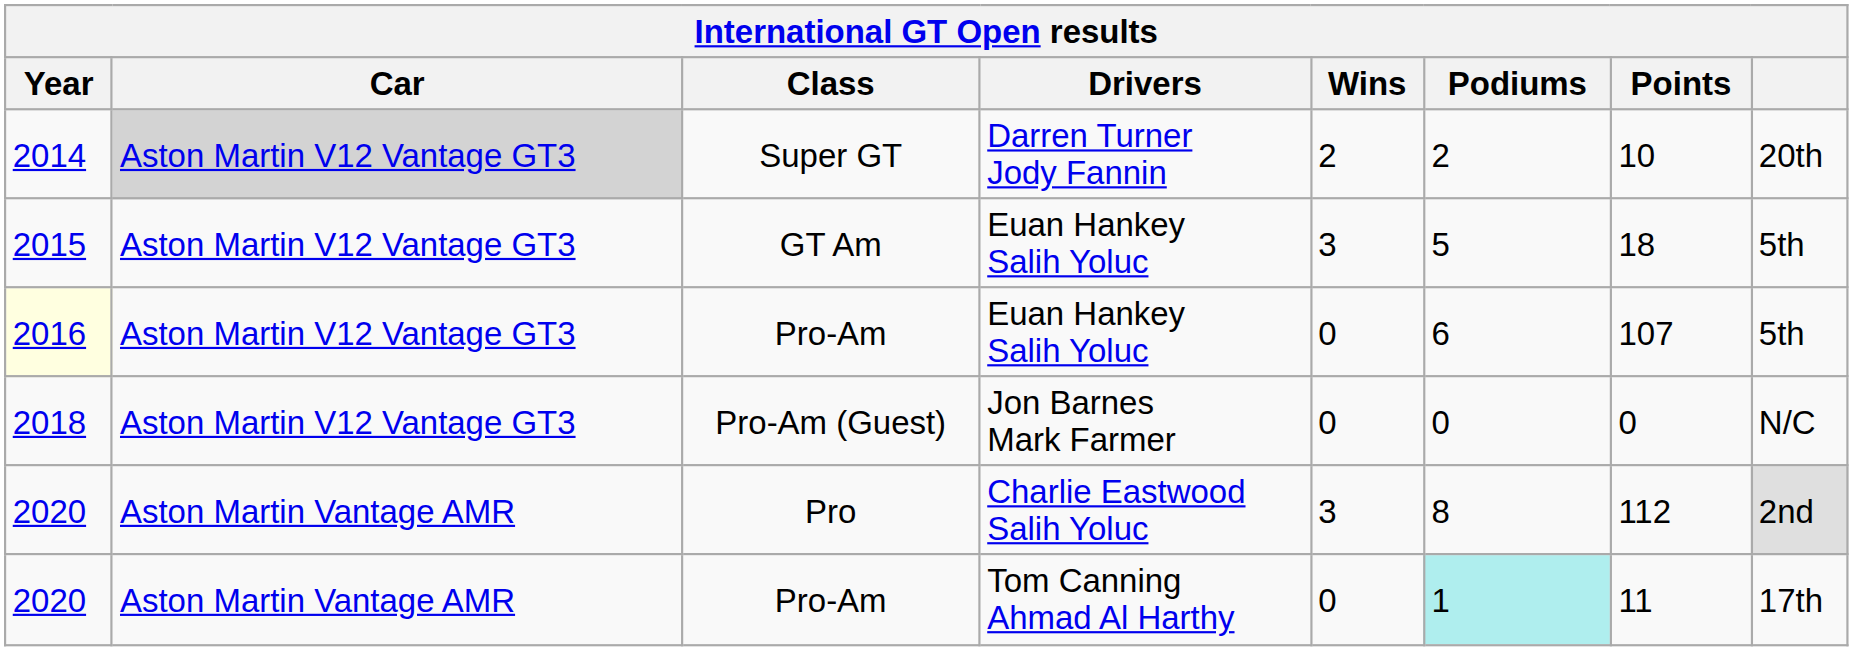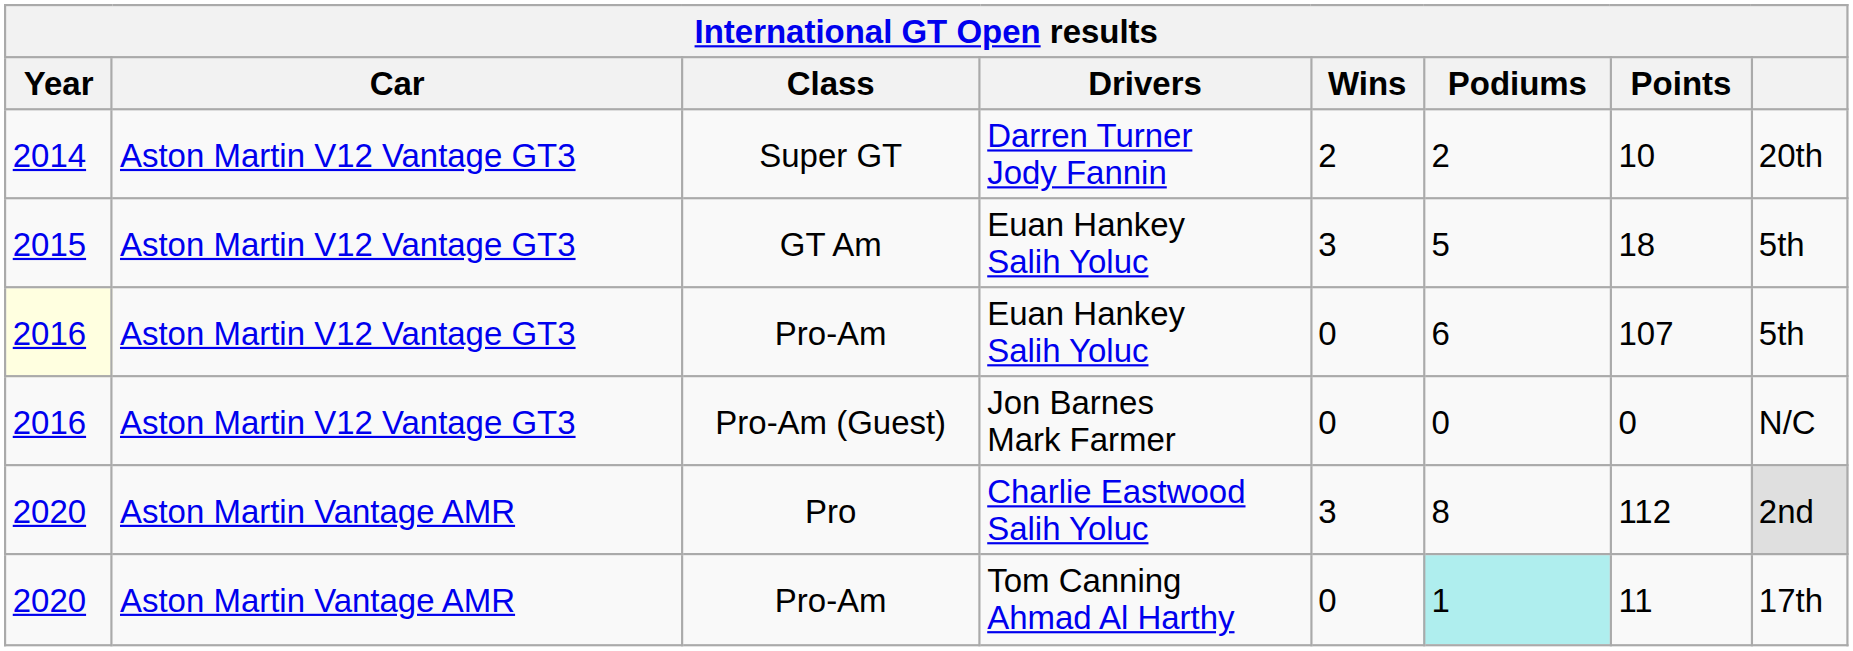(348, 154) lightgrey background -> (348, 154) no background
(49, 422) 2018 -> (49, 422) 2016
